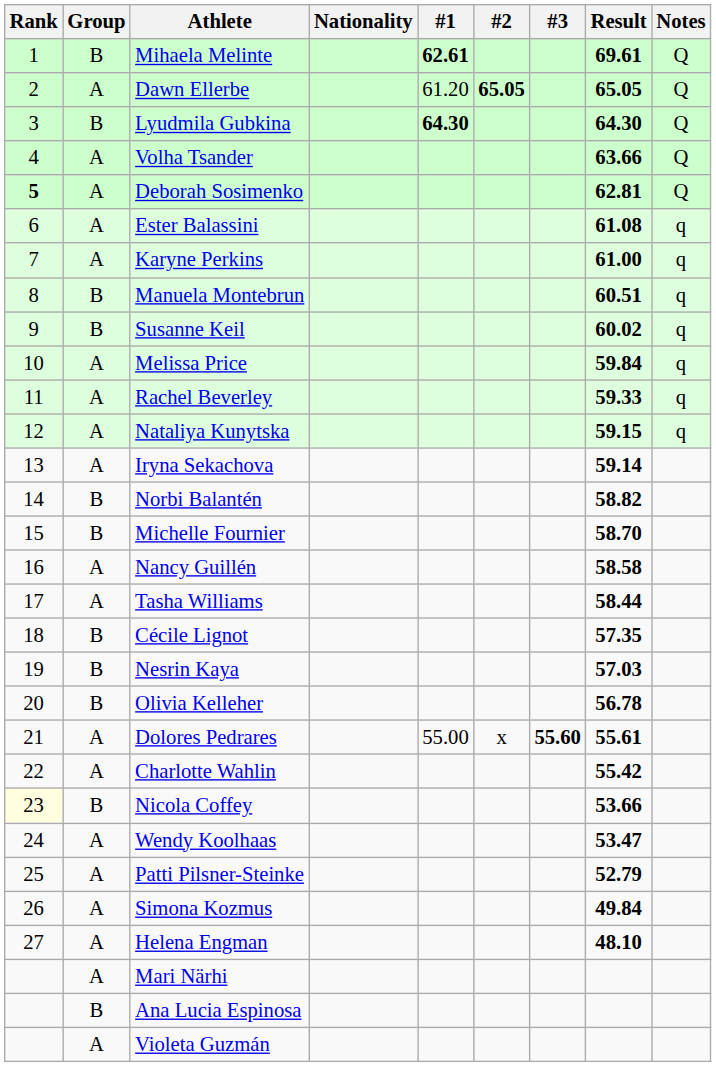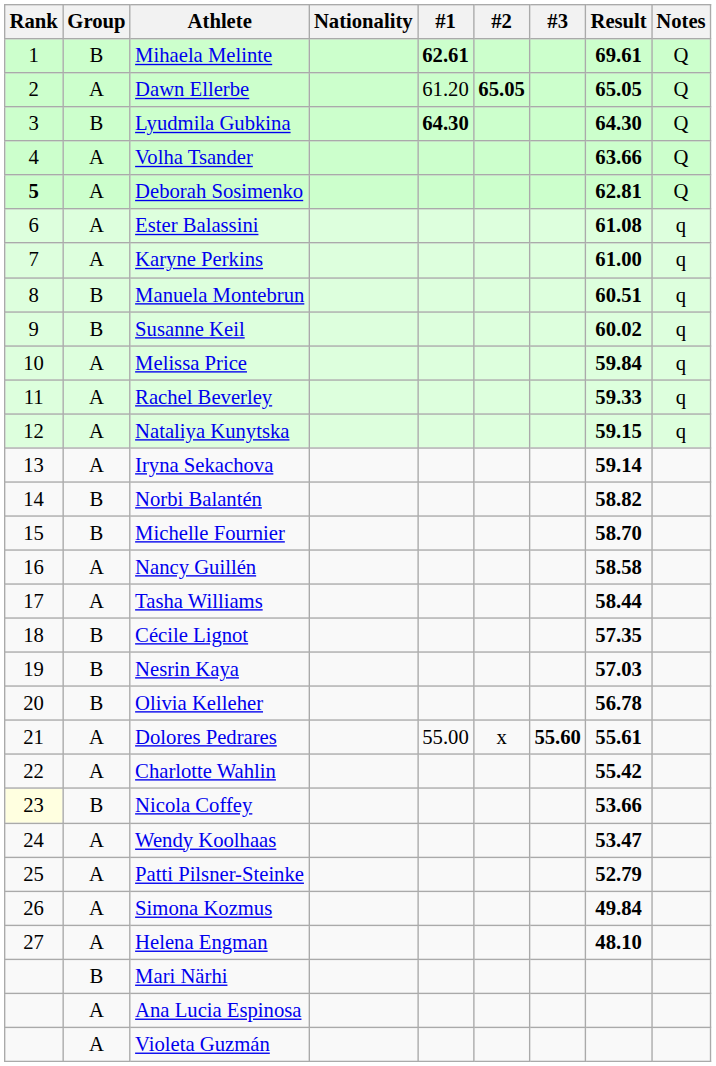(96, 976) A -> (96, 976) B
(96, 1010) B -> (96, 1010) A
